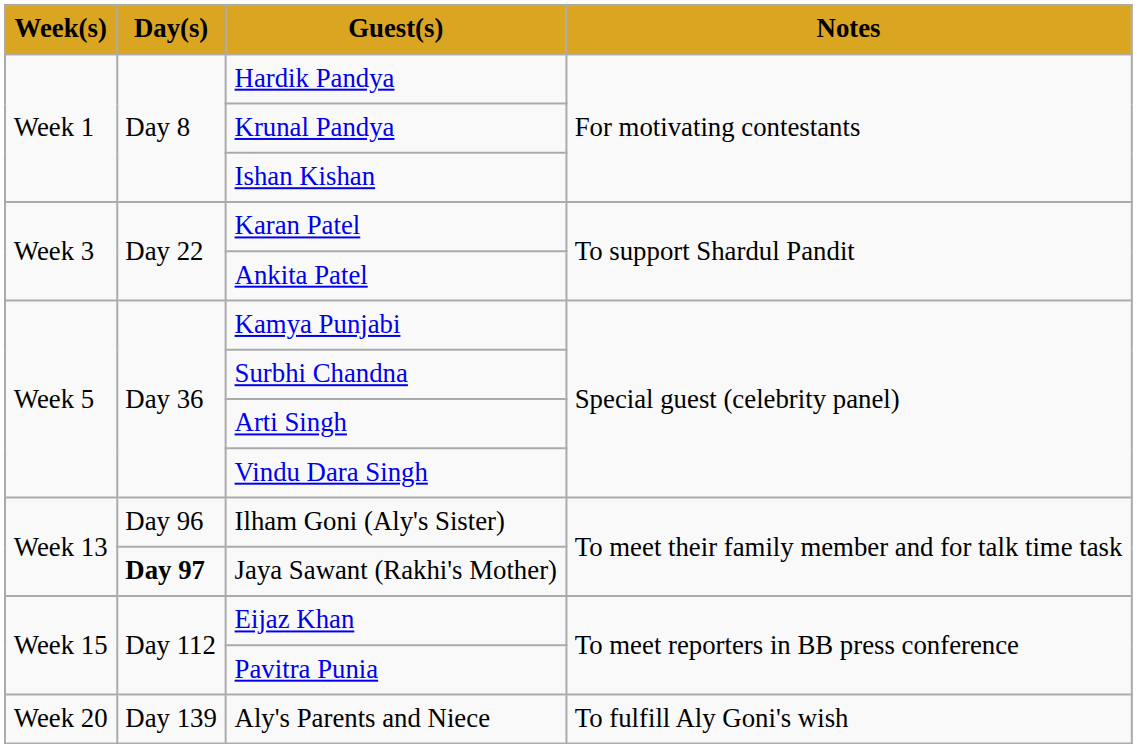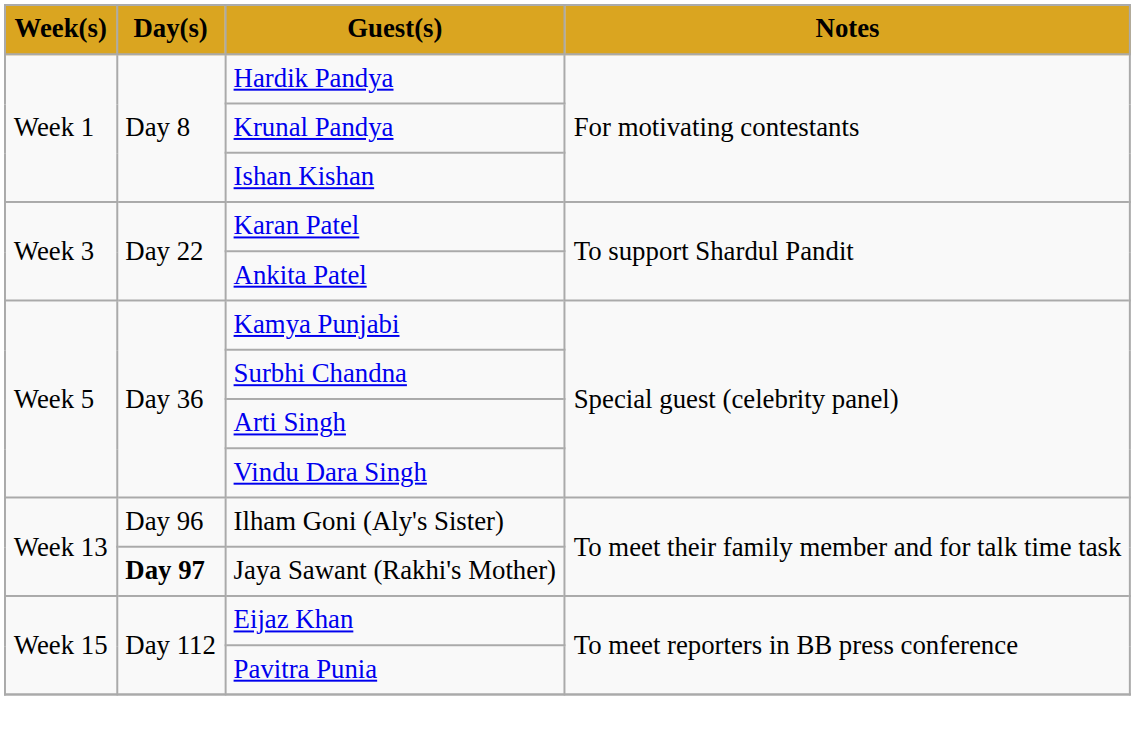- row: (362, 718)
